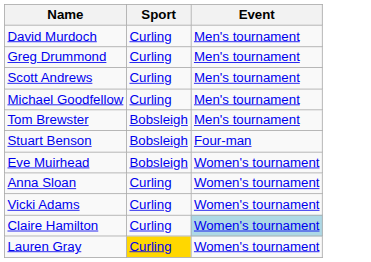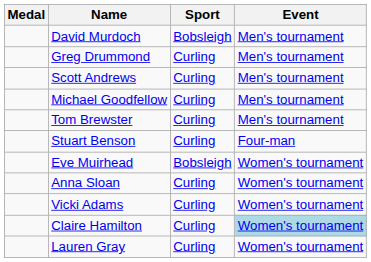+ column: (26, 15)
(151, 36) Curling -> (202, 36) Bobsleigh
(159, 120) Bobsleigh -> (194, 120) Curling
(159, 141) Bobsleigh -> (194, 141) Curling
(151, 246) gold background -> (194, 246) no background
